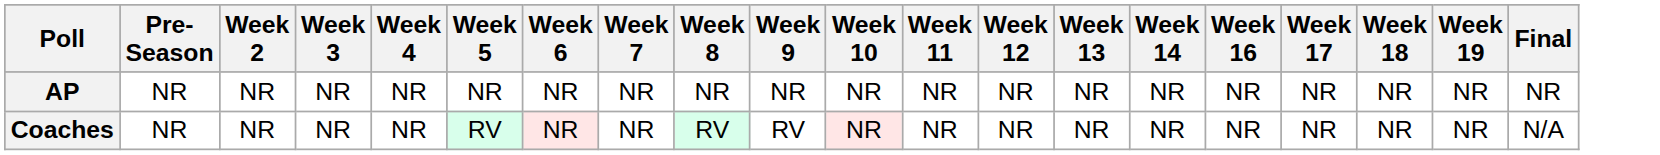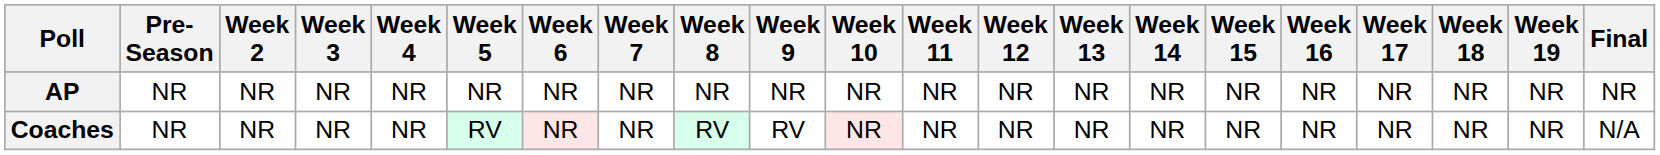+ column: (1243, 39)
